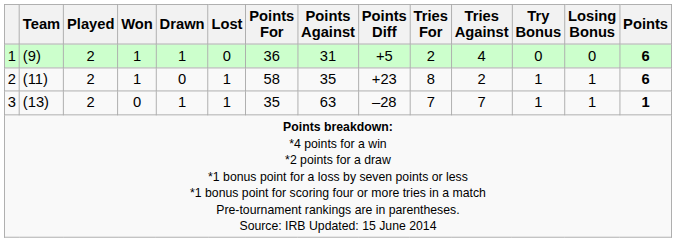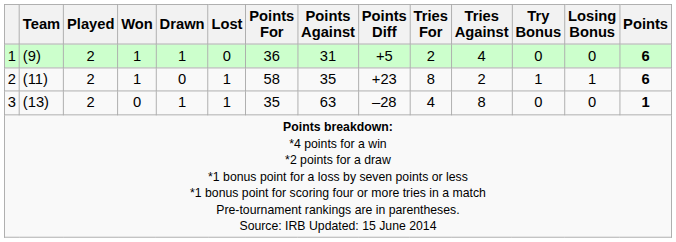(431, 102) 7 -> (431, 102) 4
(482, 102) 7 -> (482, 102) 8
(538, 102) 1 -> (538, 102) 0
(592, 102) 1 -> (592, 102) 0
